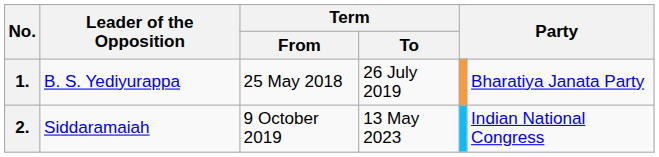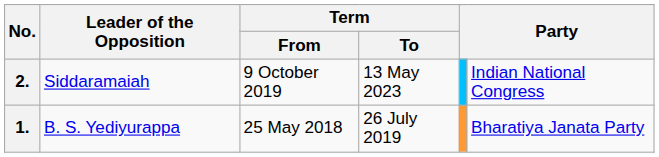rows swapped: (22, 82) <-> (22, 128)
